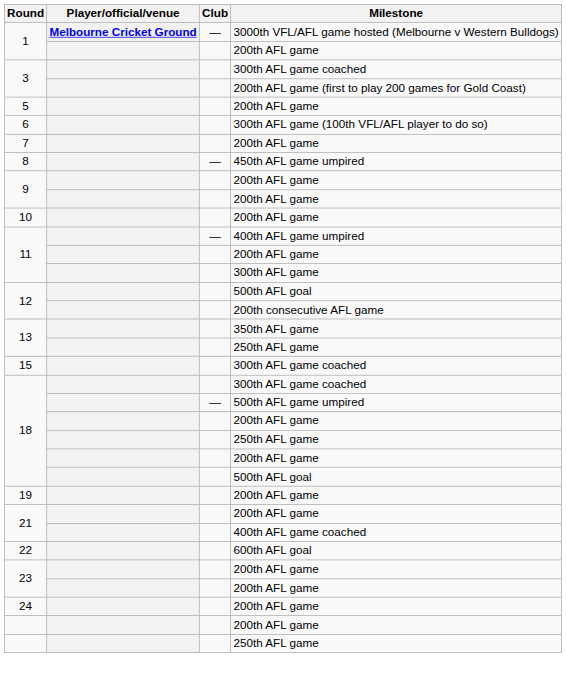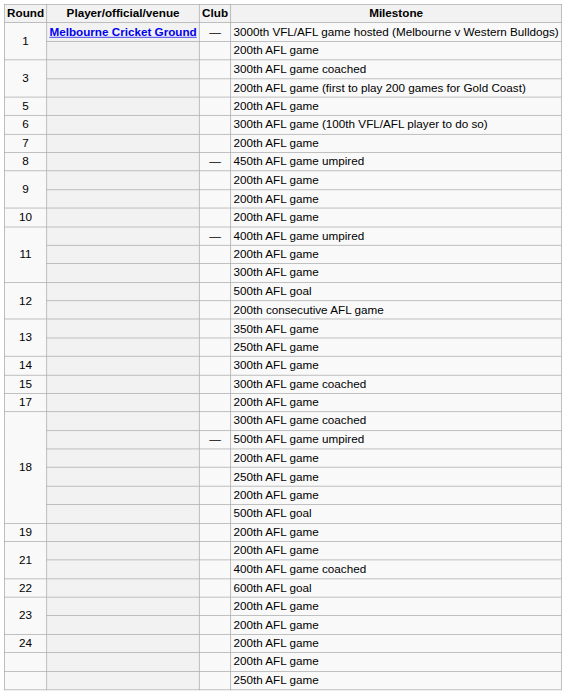+ row: (26, 365)
+ row: (26, 402)
